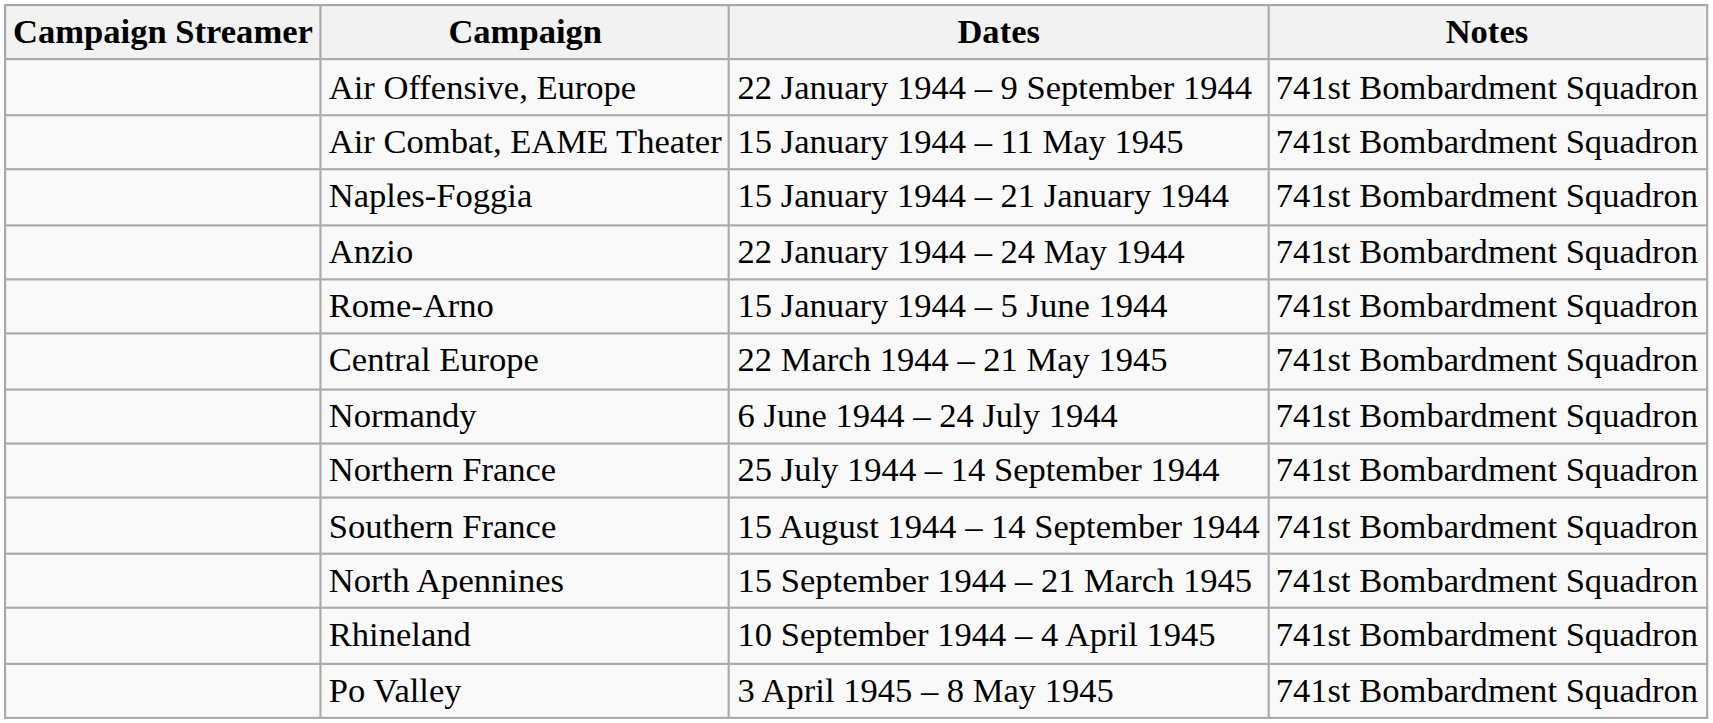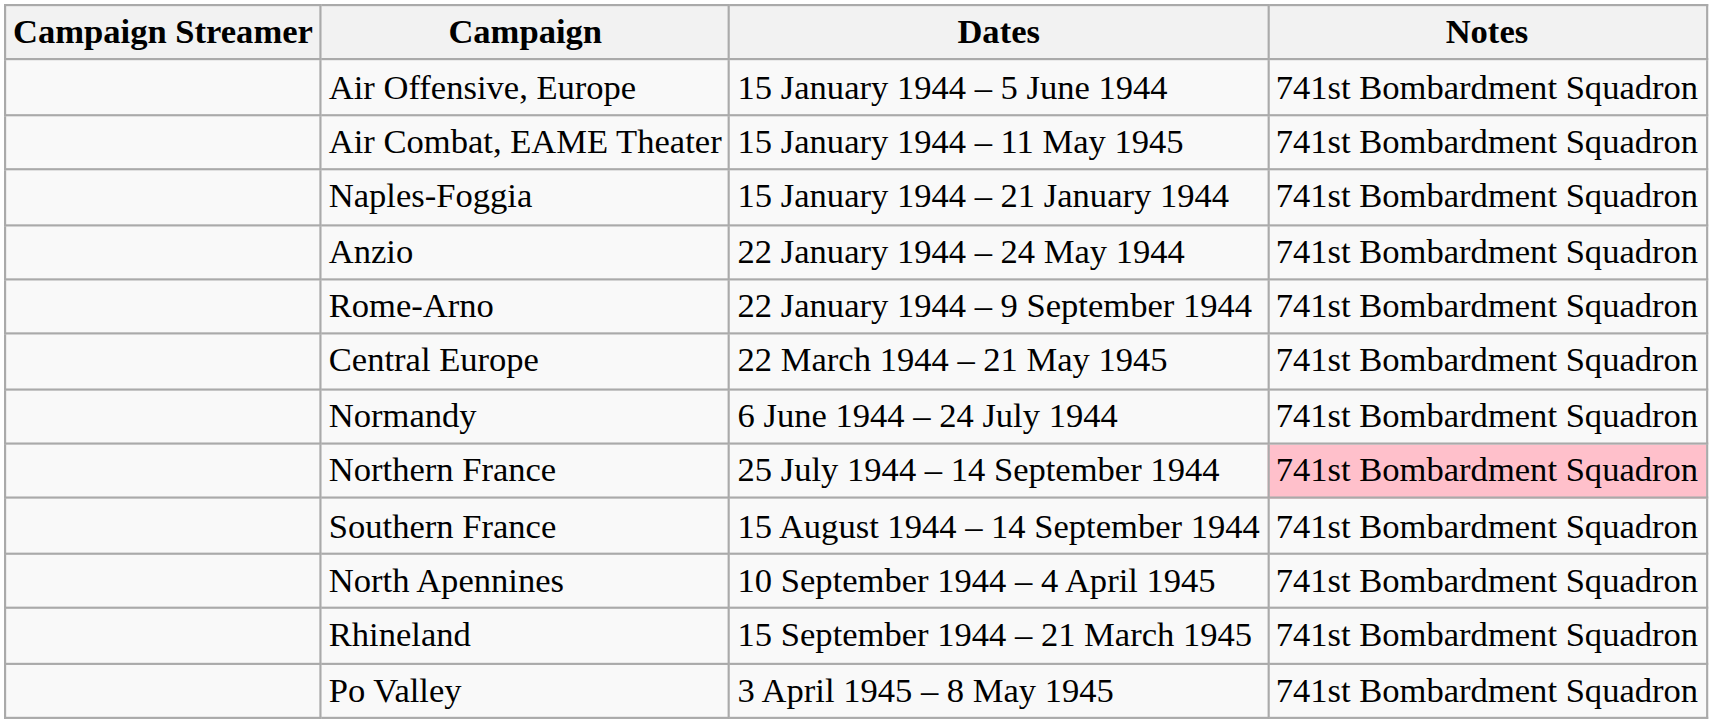(995, 86) 22 January 1944 – 9 September 1944 -> (953, 86) 15 January 1944 – 5 June 1944
(953, 305) 15 January 1944 – 5 June 1944 -> (995, 305) 22 January 1944 – 9 September 1944
(1487, 470) no background -> (1487, 470) pink background
(995, 580) 15 September 1944 – 21 March 1945 -> (977, 580) 10 September 1944 – 4 April 1945
(977, 634) 10 September 1944 – 4 April 1945 -> (995, 634) 15 September 1944 – 21 March 1945
